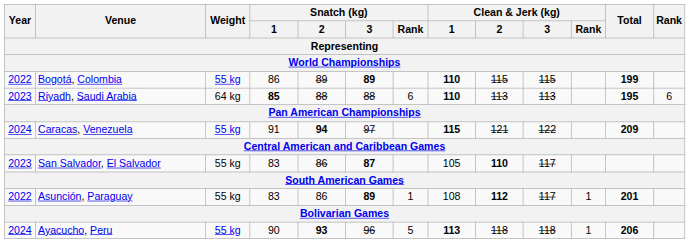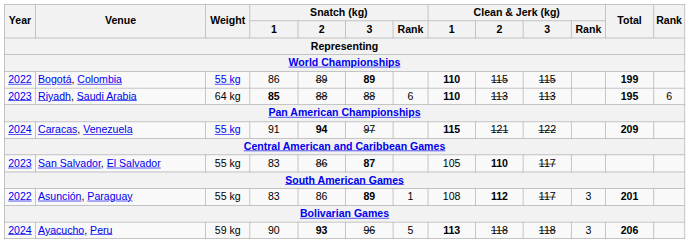(588, 197) 1 -> (588, 197) 3
(228, 230) 55 kg -> (228, 230) 59 kg
(588, 230) 1 -> (588, 230) 3
